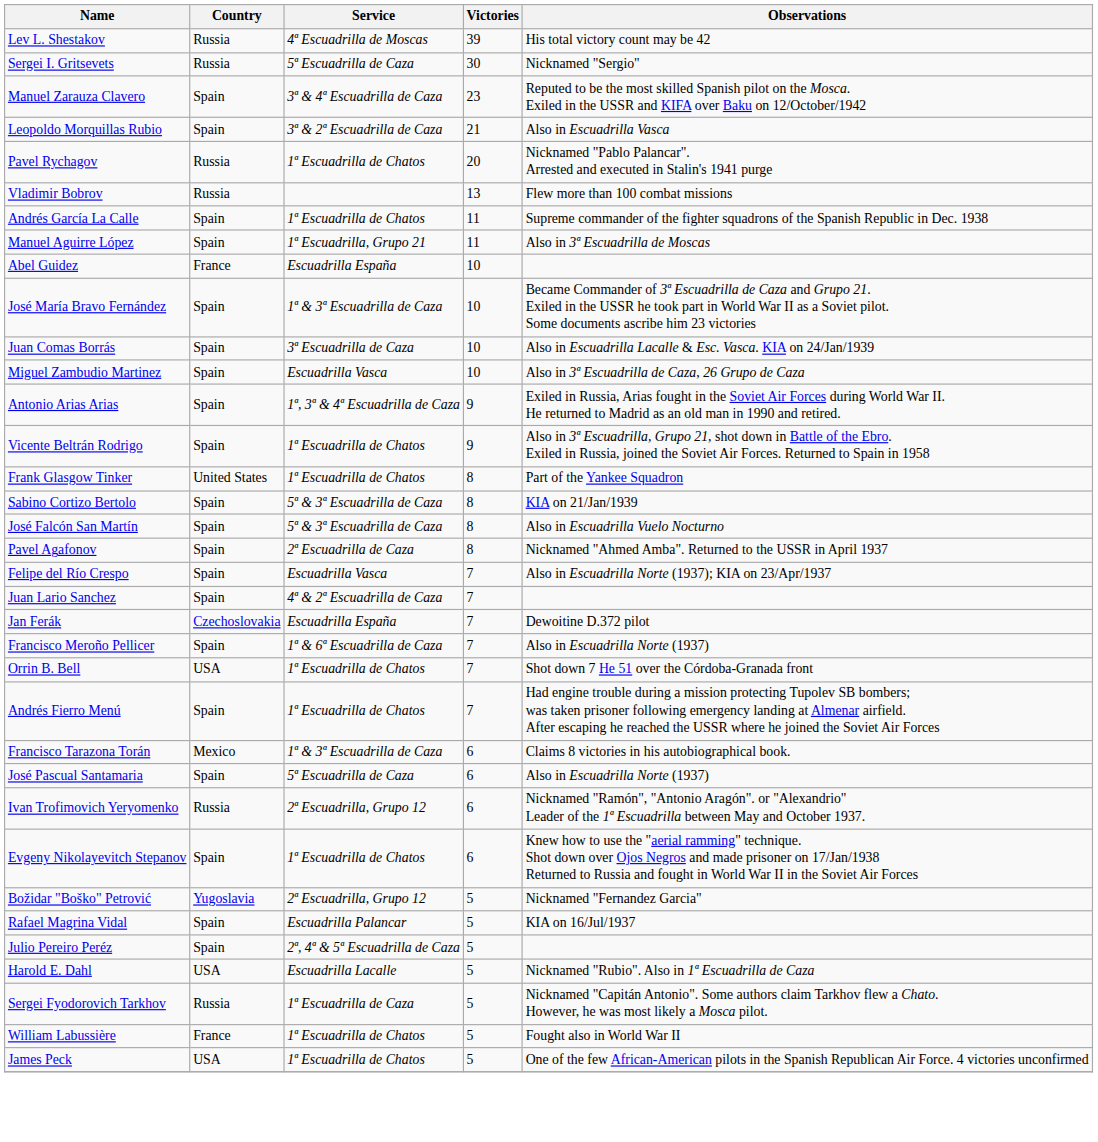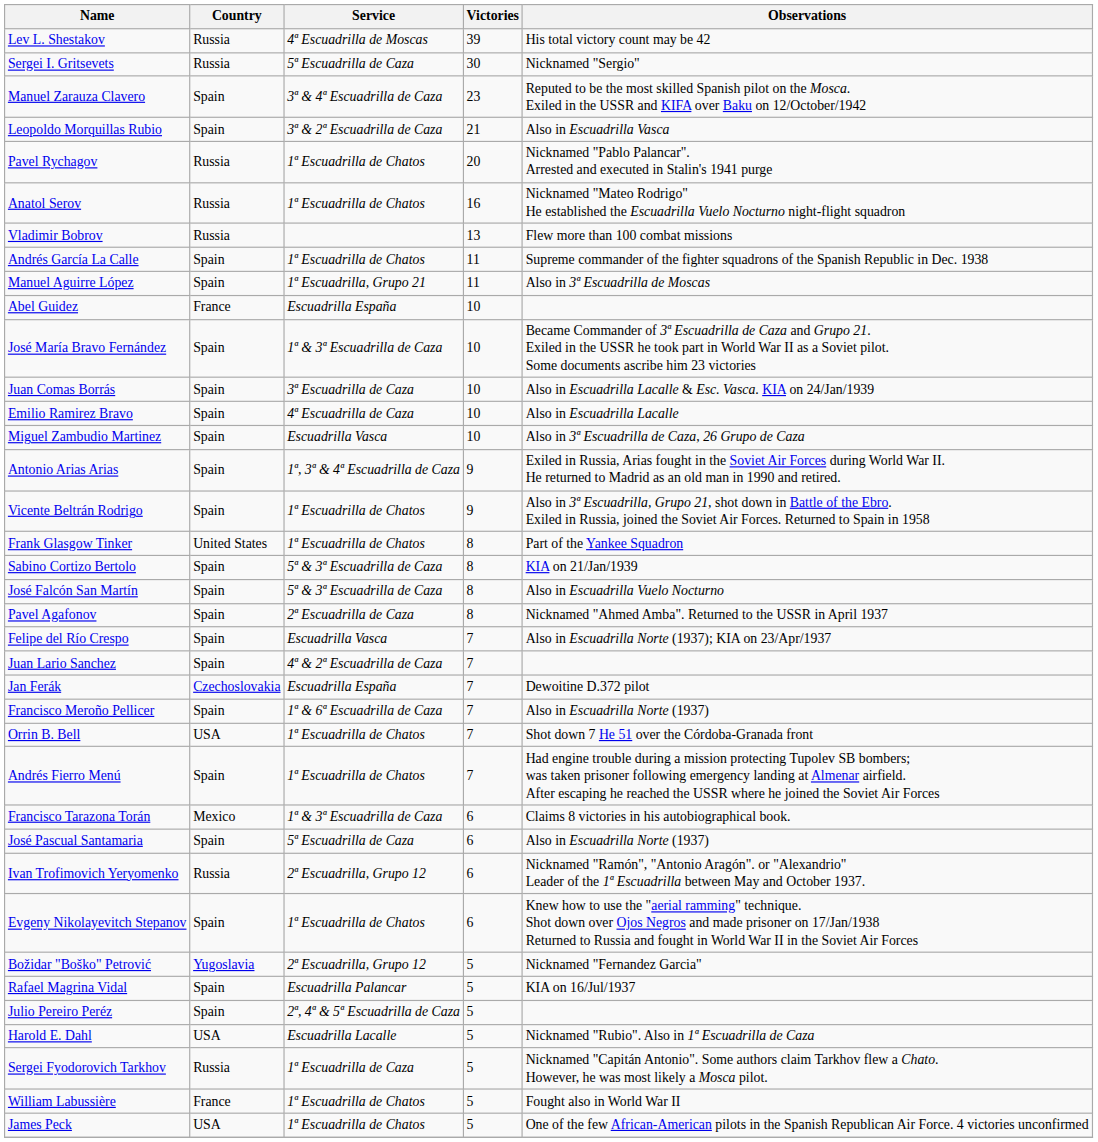+ row: (45, 202)
+ row: (70, 413)
